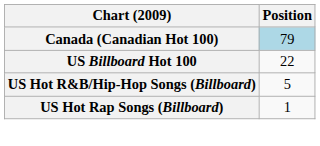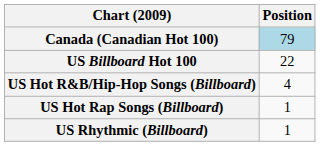(287, 84) 5 -> (287, 84) 4
+ row: (132, 130)
